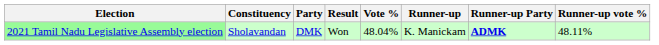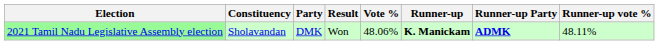(381, 31) 48.04% -> (381, 31) 48.06%
(435, 31) normal -> (437, 31) bold
